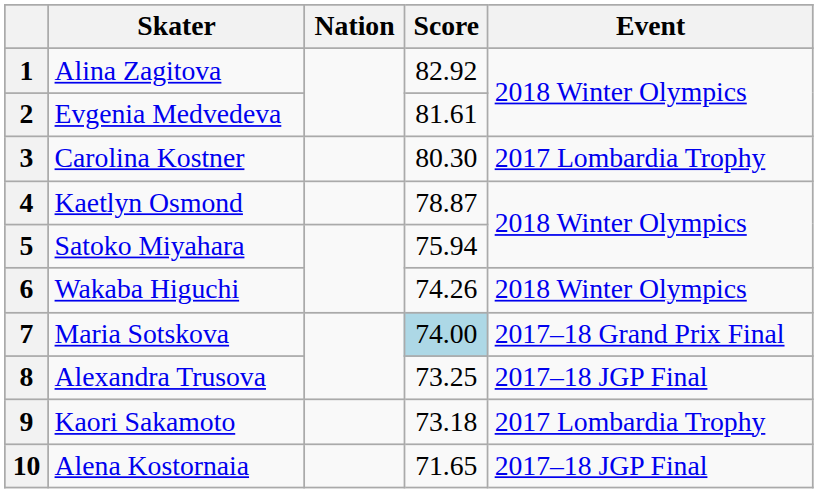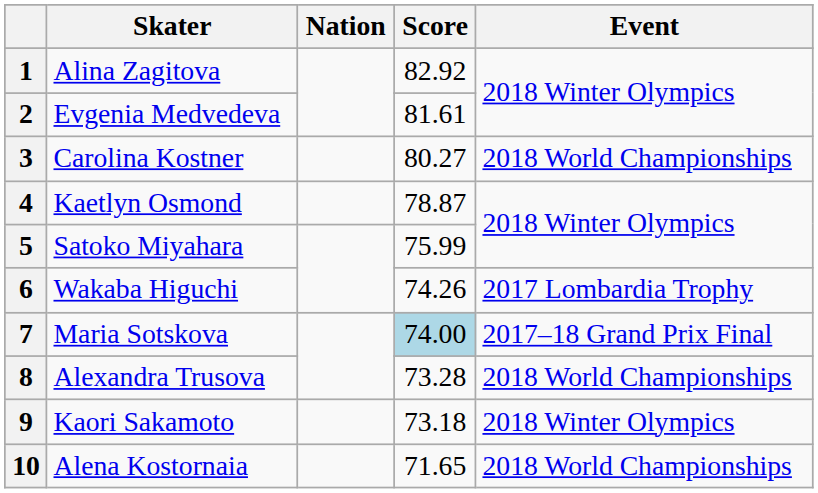(446, 158) 80.30 -> (435, 158) 80.27
(630, 158) 2017 Lombardia Trophy -> (637, 158) 2018 World Championships
(446, 245) 75.94 -> (435, 245) 75.99
(621, 289) 2018 Winter Olympics -> (618, 289) 2017 Lombardia Trophy
(446, 377) 73.25 -> (435, 377) 73.28
(601, 377) 2017–18 JGP Final -> (637, 377) 2018 World Championships
(630, 421) 2017 Lombardia Trophy -> (608, 421) 2018 Winter Olympics
(601, 465) 2017–18 JGP Final -> (637, 465) 2018 World Championships
